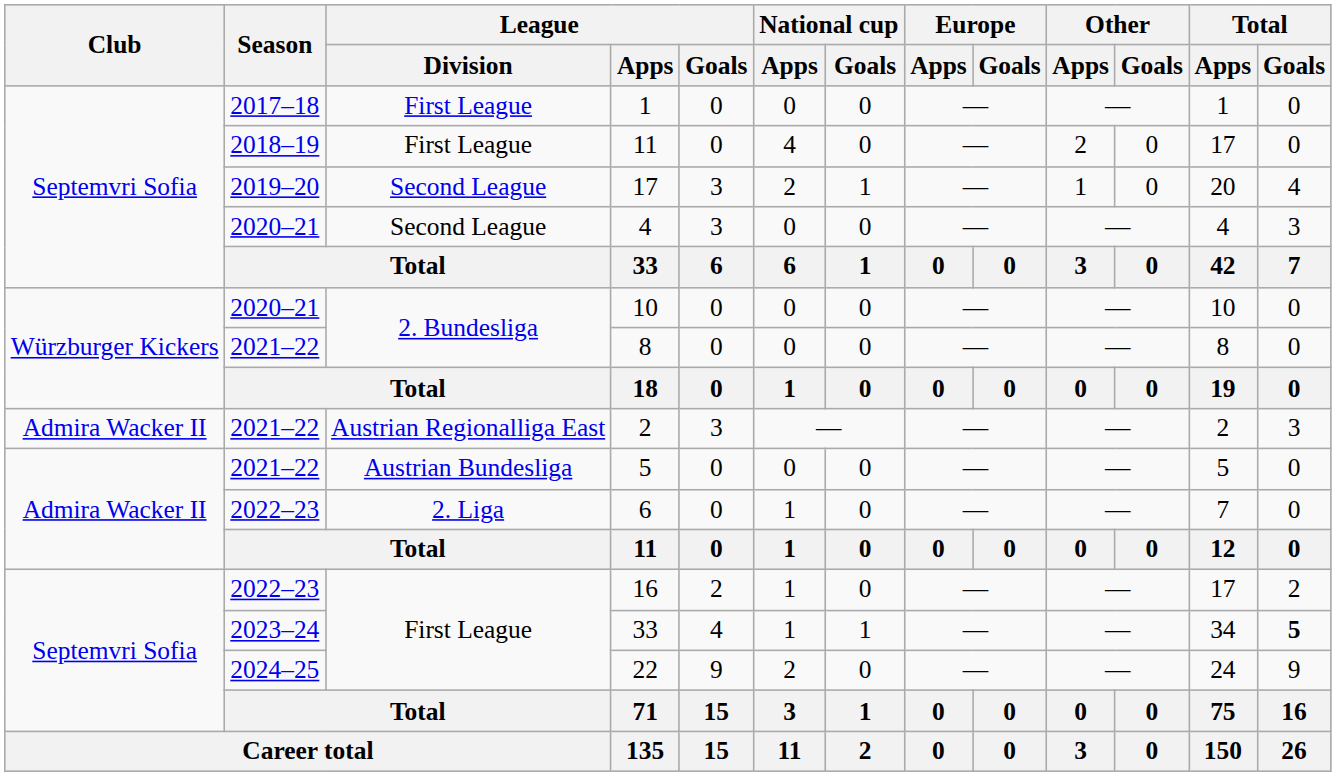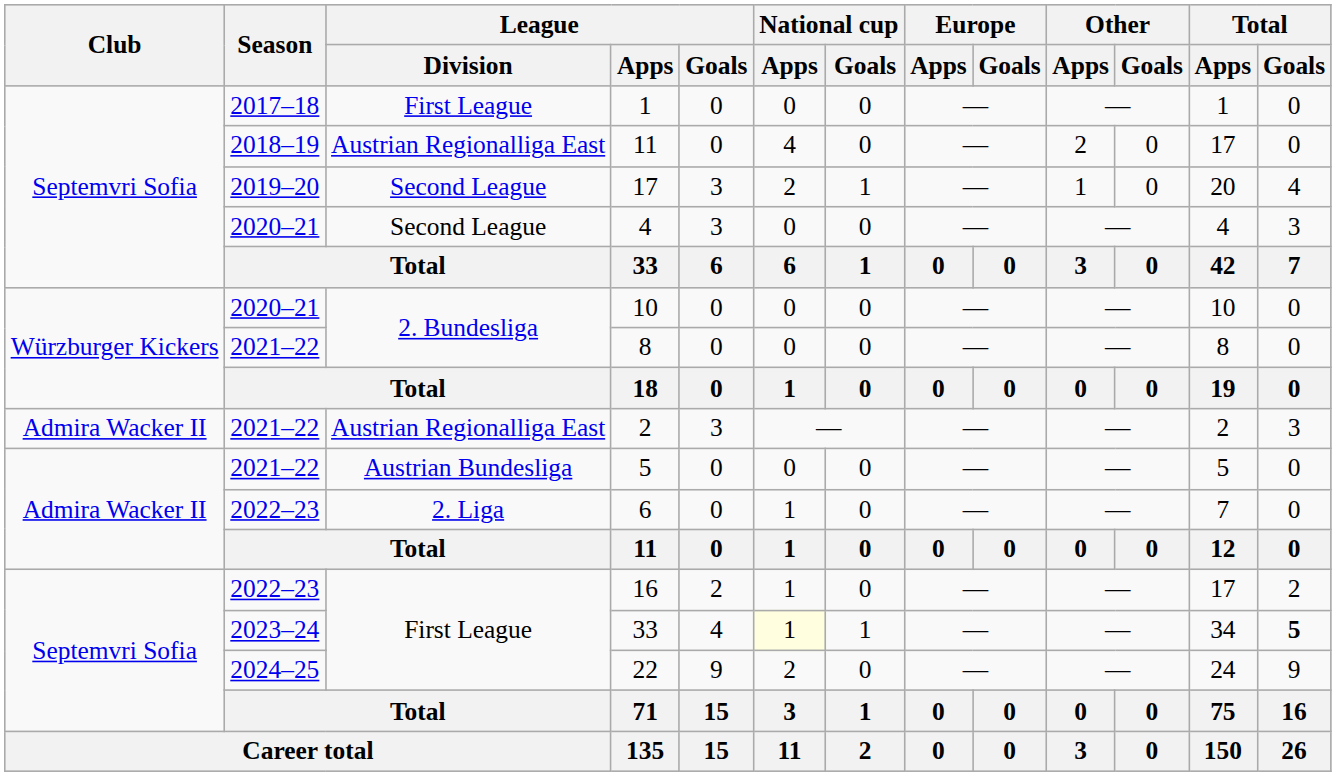(468, 145) First League -> (468, 145) Austrian Regionalliga East
(790, 629) no background -> (790, 629) lightyellow background
